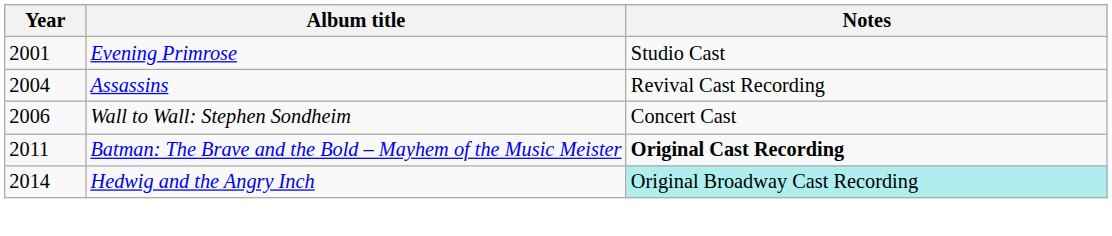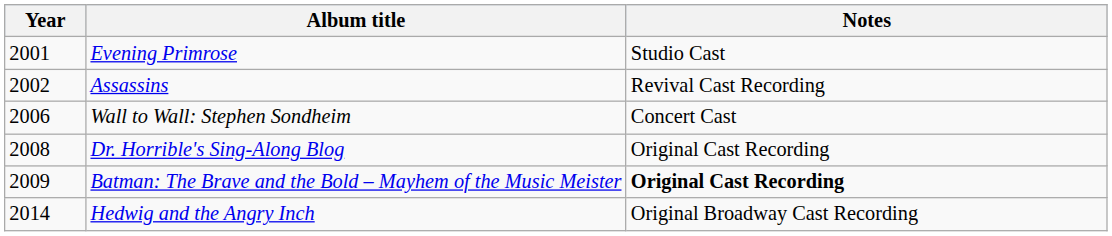(30, 85) 2004 -> (30, 85) 2002
+ row: (217, 149)
(29, 149) 2011 -> (30, 181) 2009
(774, 181) paleturquoise background -> (774, 213) no background
